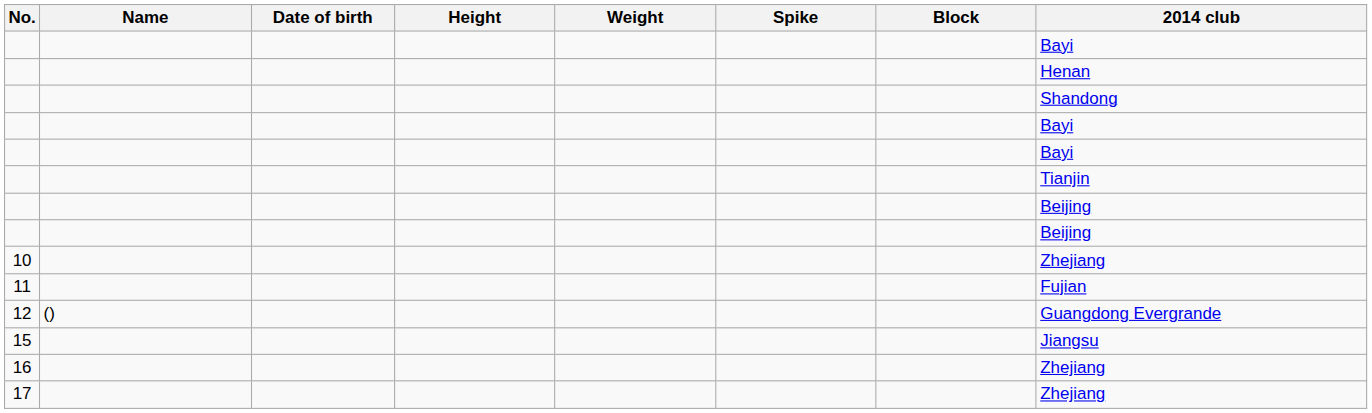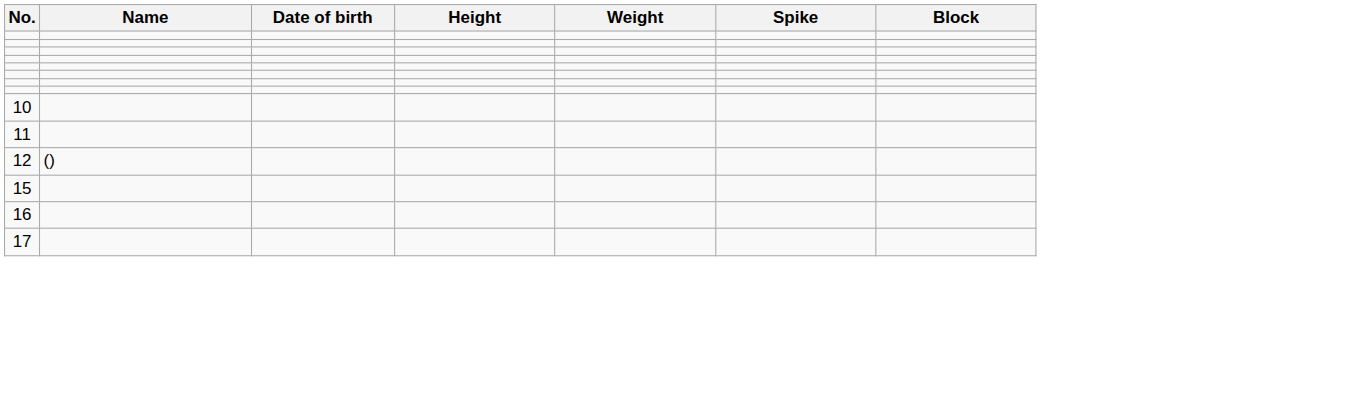- column: (1201, 17)
